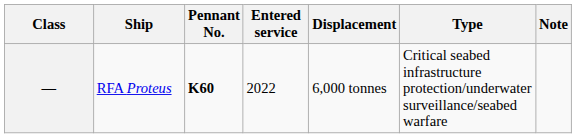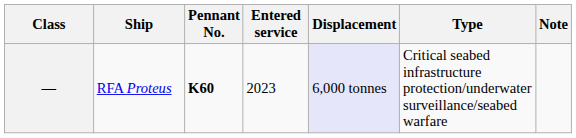(261, 88) 2022 -> (261, 88) 2023
(349, 88) no background -> (349, 88) lavender background
